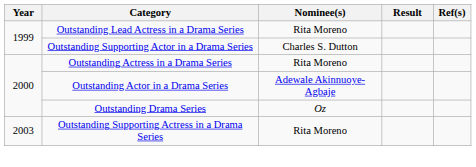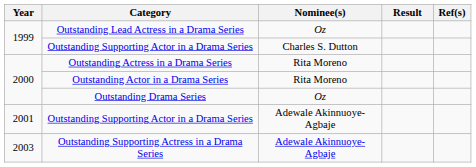(320, 29) Rita Moreno -> (320, 29) Oz
(320, 85) Adewale Akinnuoye-Agbaje -> (320, 79) Rita Moreno
+ row: (23, 119)
(320, 131) Rita Moreno -> (320, 147) Adewale Akinnuoye-Agbaje
